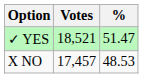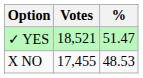(77, 61) 17,457 -> (77, 61) 17,455
